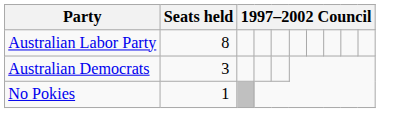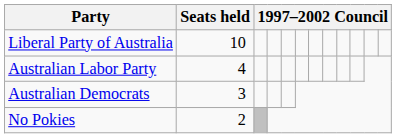+ row: (91, 42)
(227, 42) 8 -> (244, 68) 4
(227, 94) 1 -> (244, 119) 2
